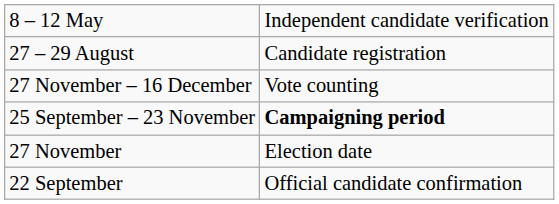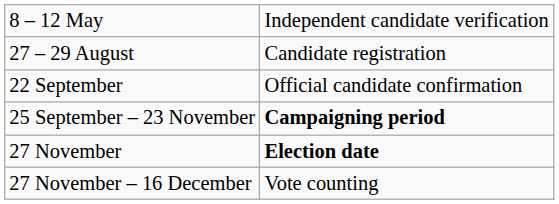rows swapped: (66, 183) <-> (130, 85)
(318, 150) normal -> (322, 150) bold
